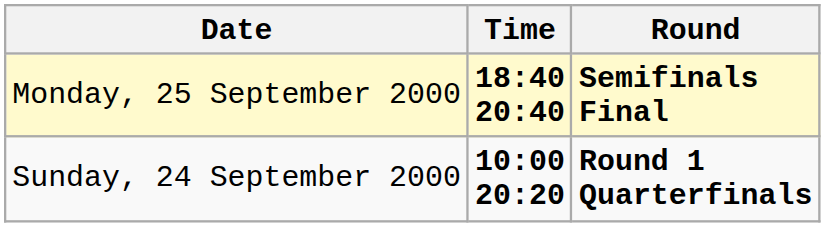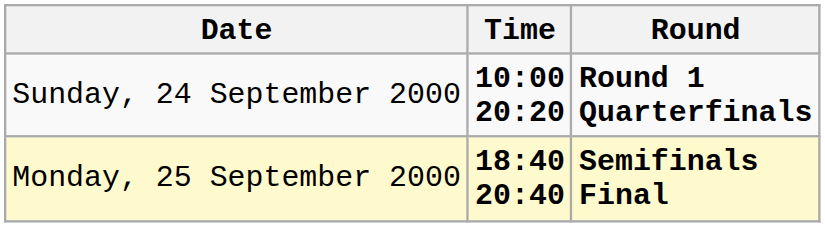rows swapped: (237, 179) <-> (237, 95)
